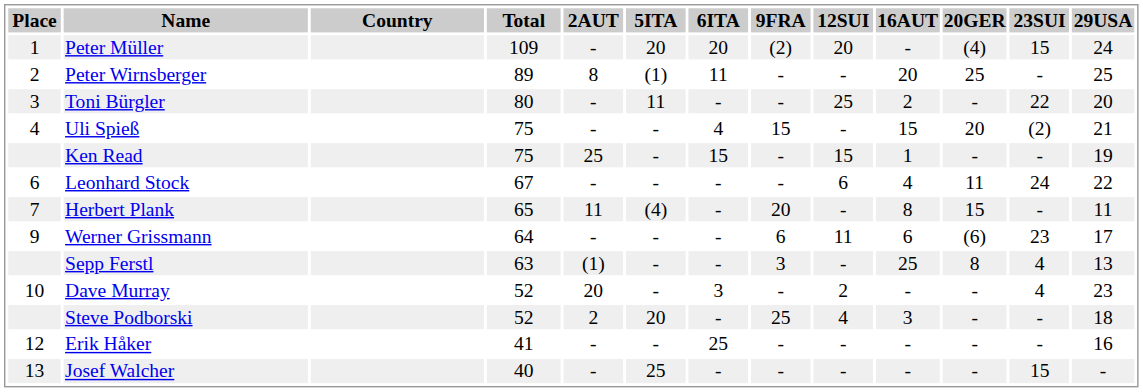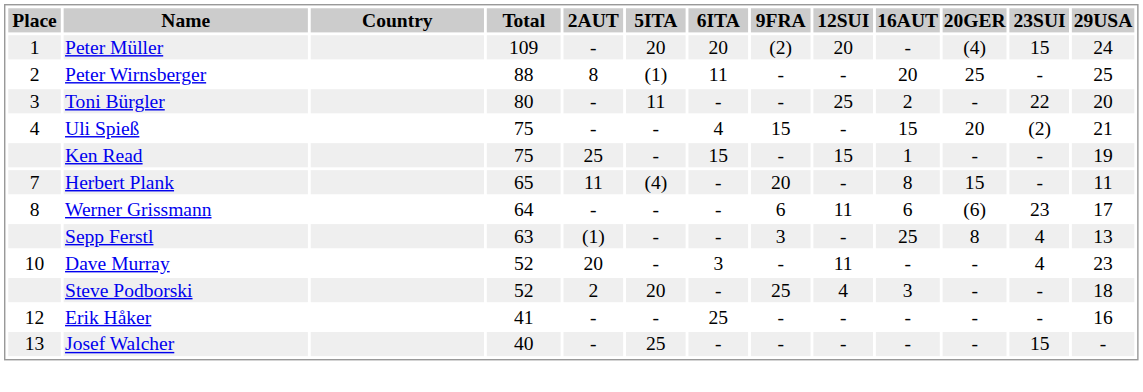(524, 74) 89 -> (524, 74) 88
- row: (127, 182)
(35, 236) 9 -> (35, 209) 8
(843, 290) 2 -> (843, 263) 11
